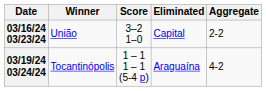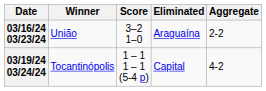(169, 34) Capital -> (177, 34) Araguaína
(177, 67) Araguaína -> (169, 67) Capital
